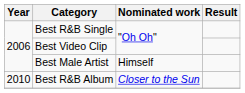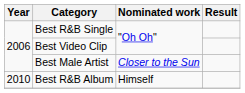(136, 63) Himself -> (159, 63) Closer to the Sun
(159, 79) Closer to the Sun -> (136, 79) Himself
